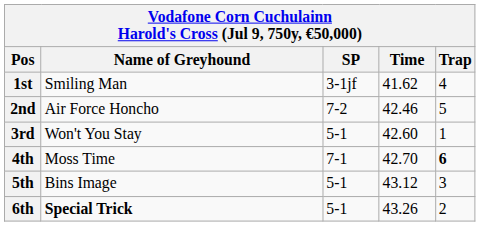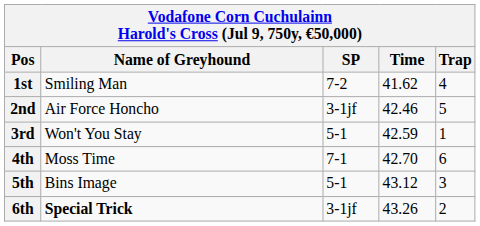(342, 84) 3-1jf -> (337, 84) 7-2
(337, 109) 7-2 -> (342, 109) 3-1jf
(400, 134) 42.60 -> (400, 134) 42.59
(443, 158) bold -> (443, 158) normal
(337, 208) 5-1 -> (342, 208) 3-1jf
